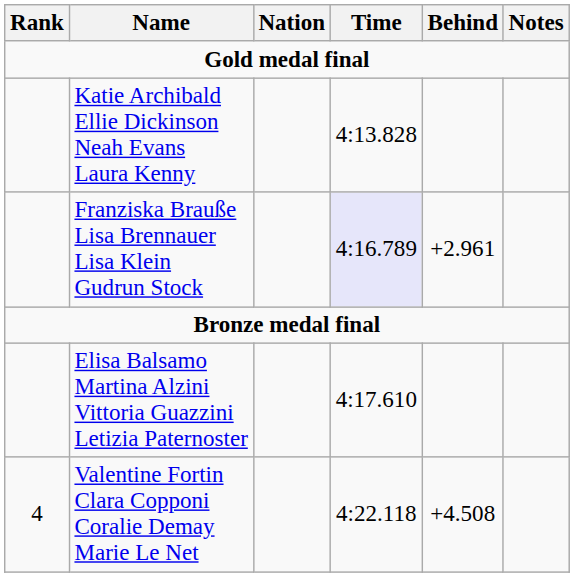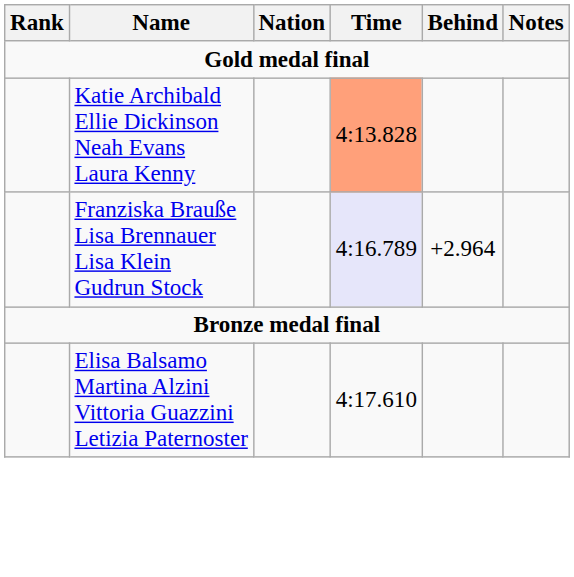(376, 134) no background -> (376, 134) lightsalmon background
(463, 249) +2.961 -> (463, 249) +2.964
- row: (149, 514)
